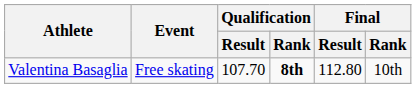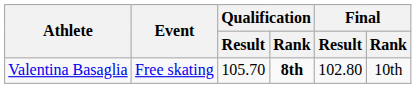(243, 70) 107.70 -> (243, 70) 105.70
(340, 70) 112.80 -> (340, 70) 102.80
